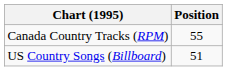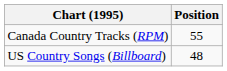(197, 55) 51 -> (197, 55) 48
